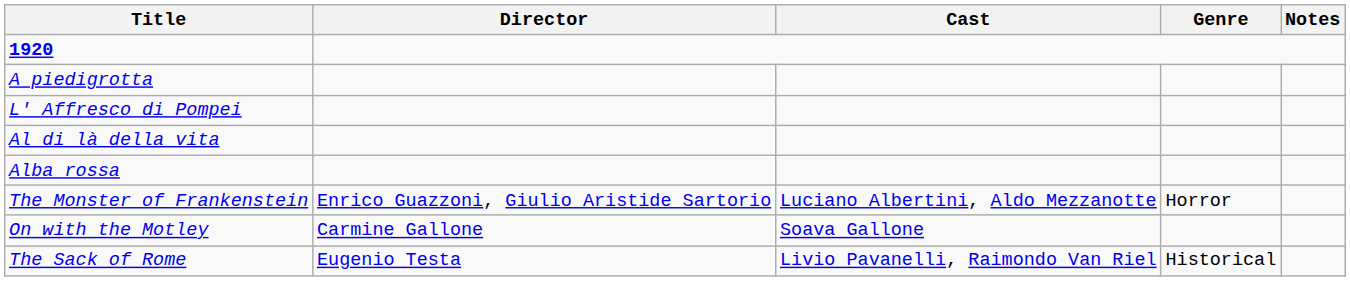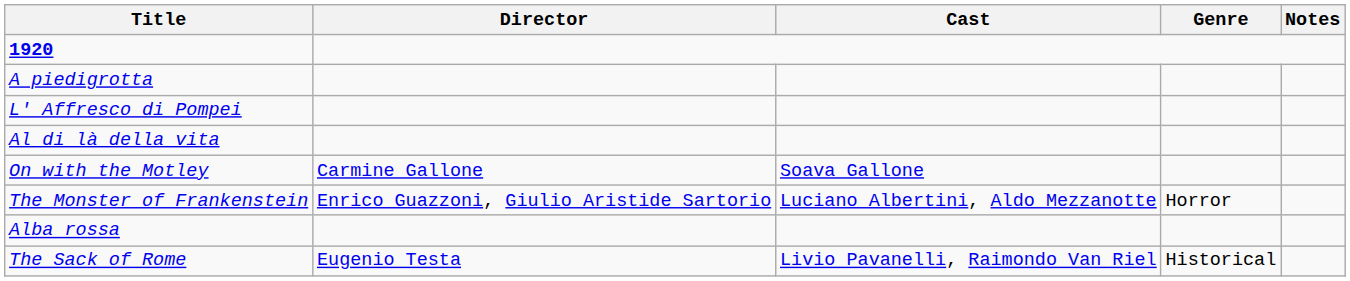rows swapped: (64, 170) <-> (109, 230)
